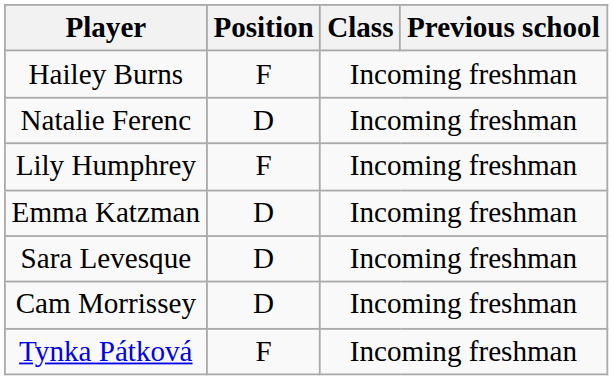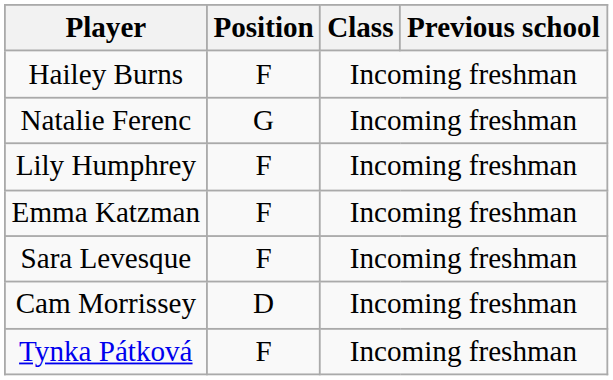(264, 119) D -> (264, 119) G
(264, 212) D -> (264, 212) F
(264, 258) D -> (264, 258) F
